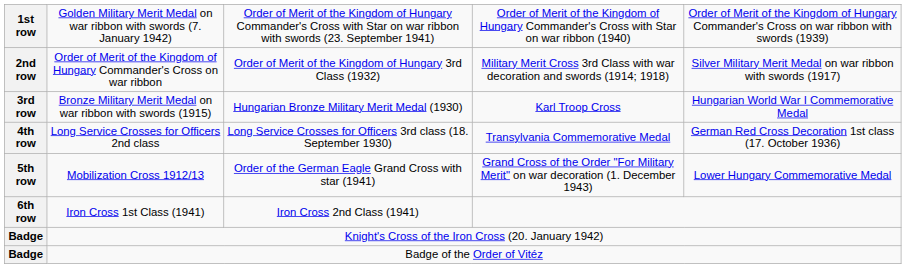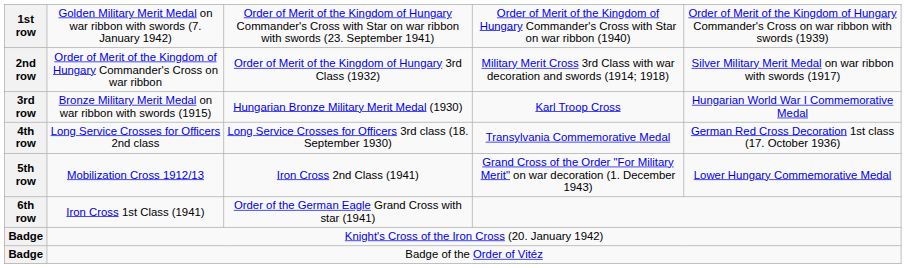(348, 175) Order of the German Eagle Grand Cross with star (1941) -> (348, 175) Iron Cross 2nd Class (1941)
(348, 212) Iron Cross 2nd Class (1941) -> (348, 212) Order of the German Eagle Grand Cross with star (1941)
